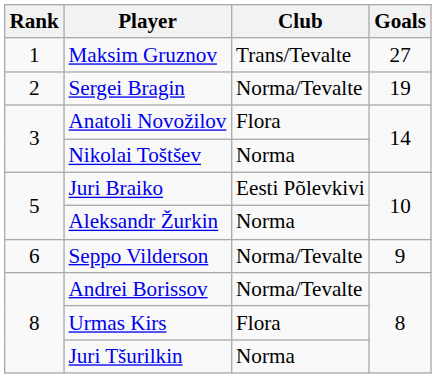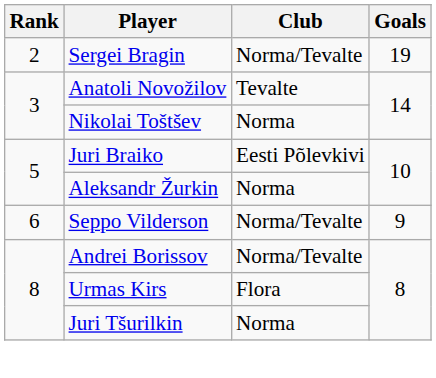- row: (143, 54)
(258, 121) Flora -> (267, 88) Tevalte
